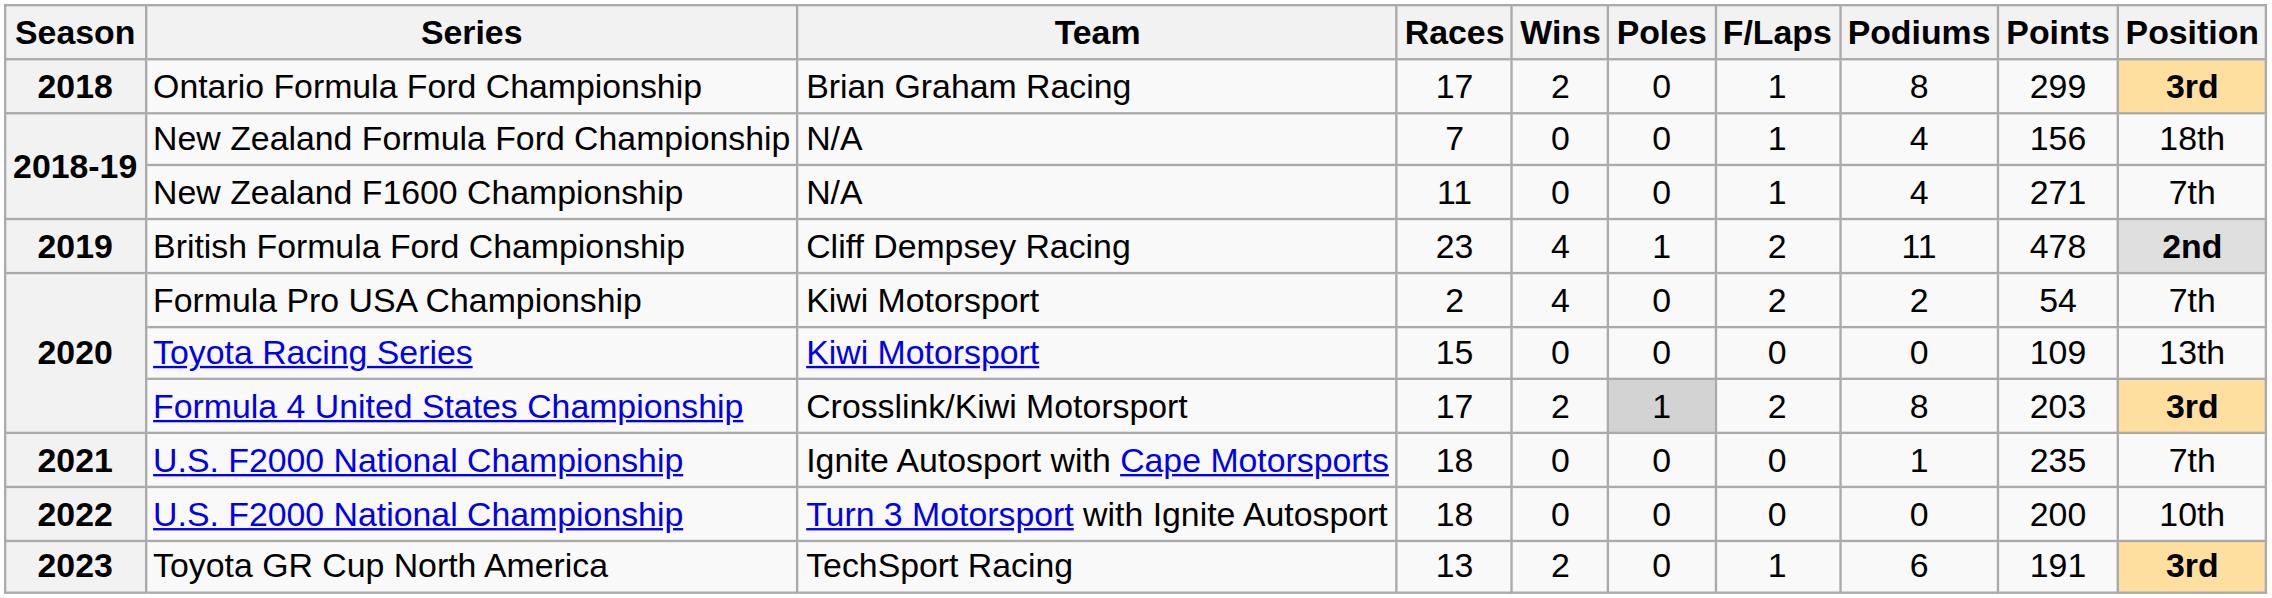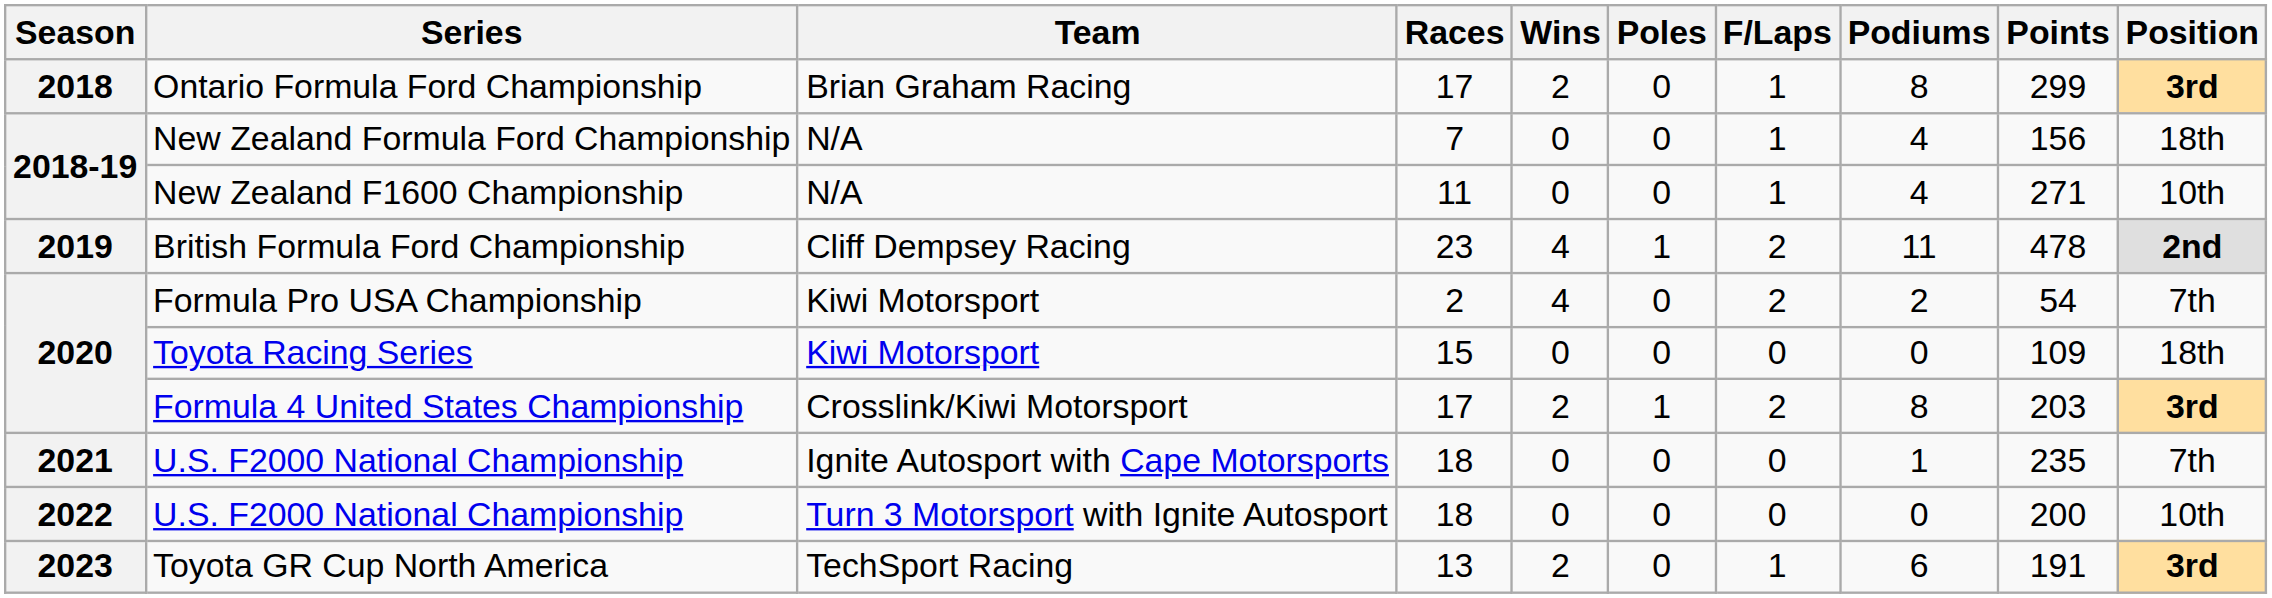(2192, 193) 7th -> (2192, 193) 10th
(2192, 353) 13th -> (2192, 353) 18th
(1662, 407) lightgrey background -> (1662, 407) no background
